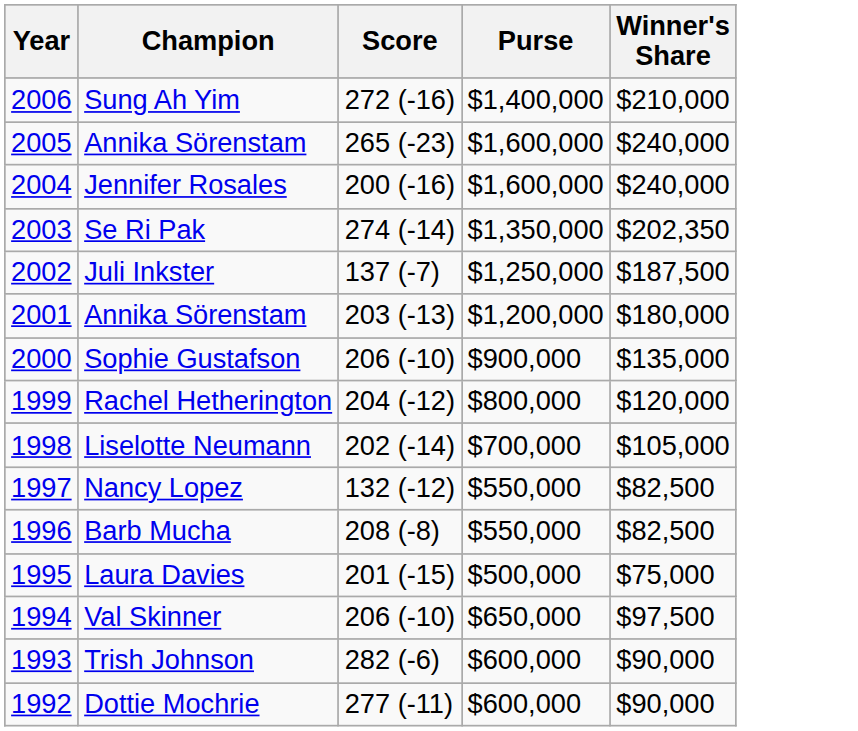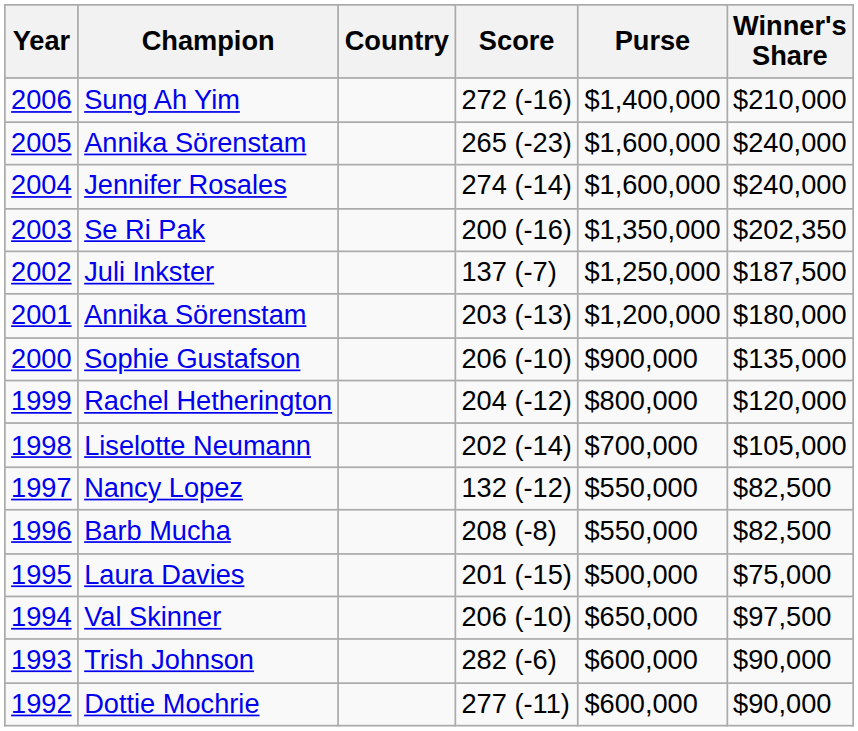+ column: (397, 41)
(400, 186) 200 (-16) -> (517, 186) 274 (-14)
(400, 229) 274 (-14) -> (517, 229) 200 (-16)
